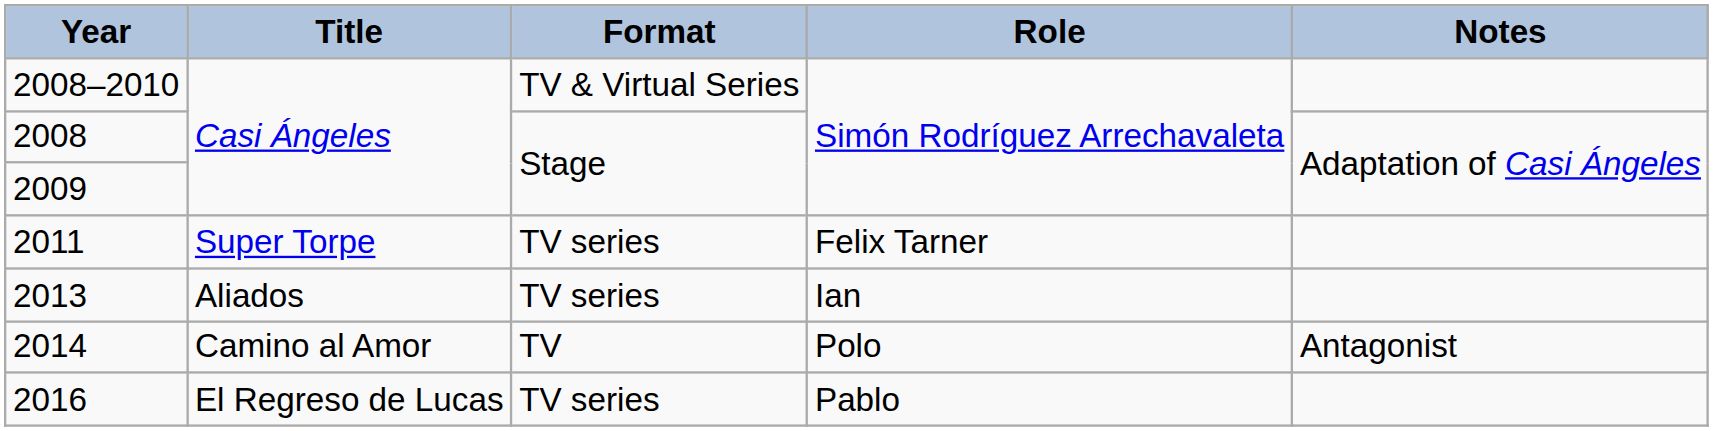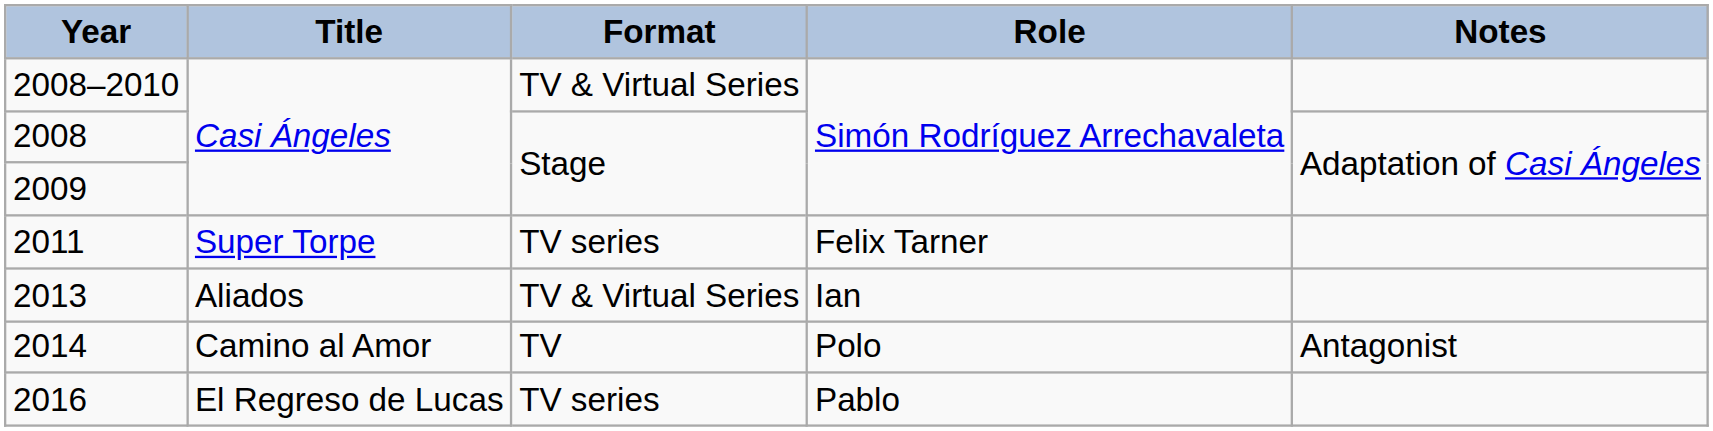(589, 295) TV series -> (659, 295) TV & Virtual Series
